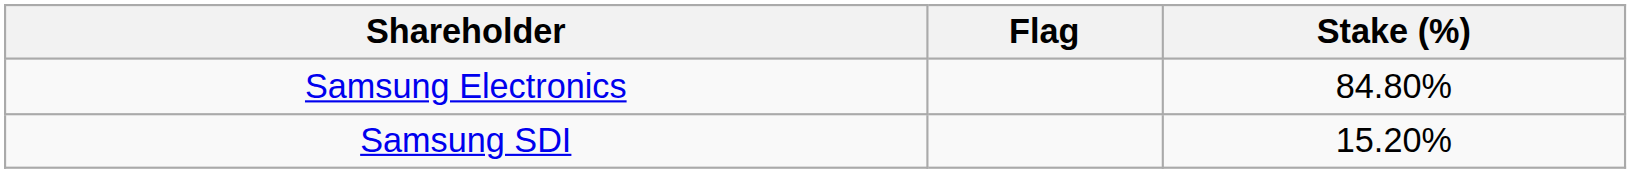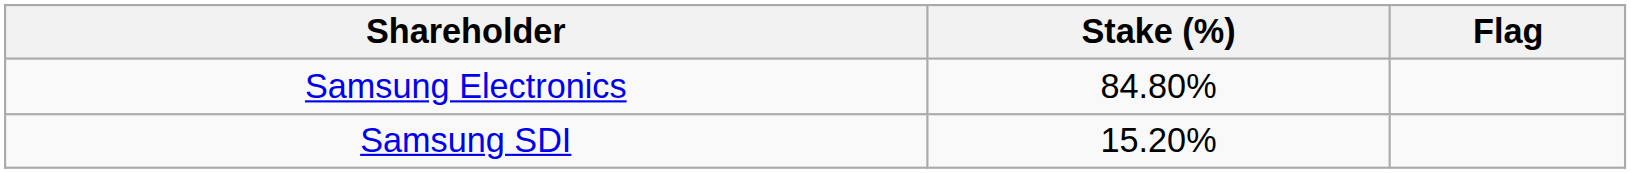columns swapped: (1394, 31) <-> (1044, 31)
